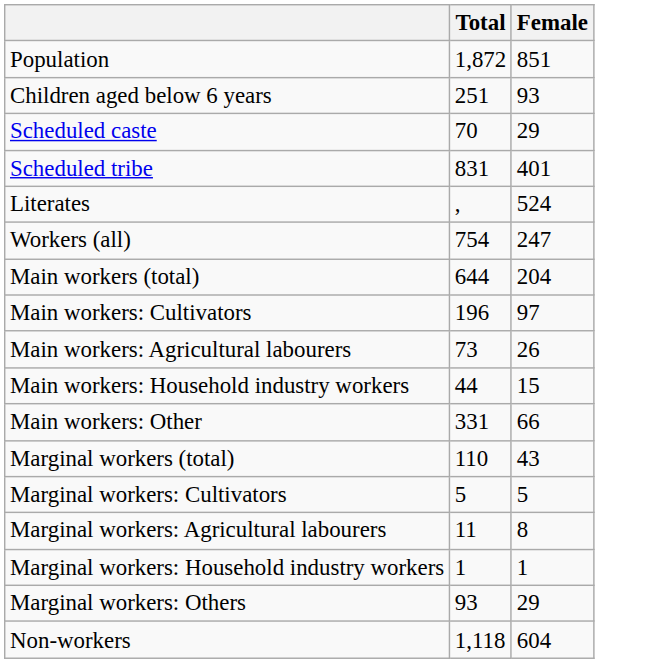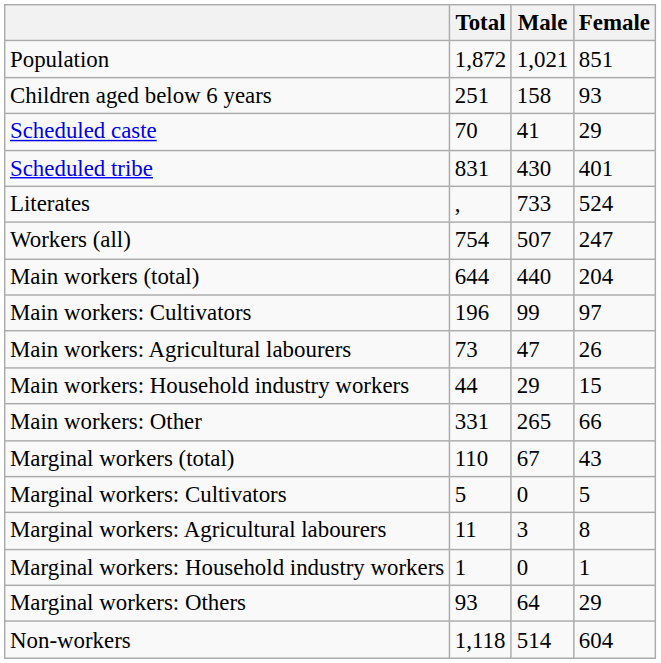+ column: (543, 22)
